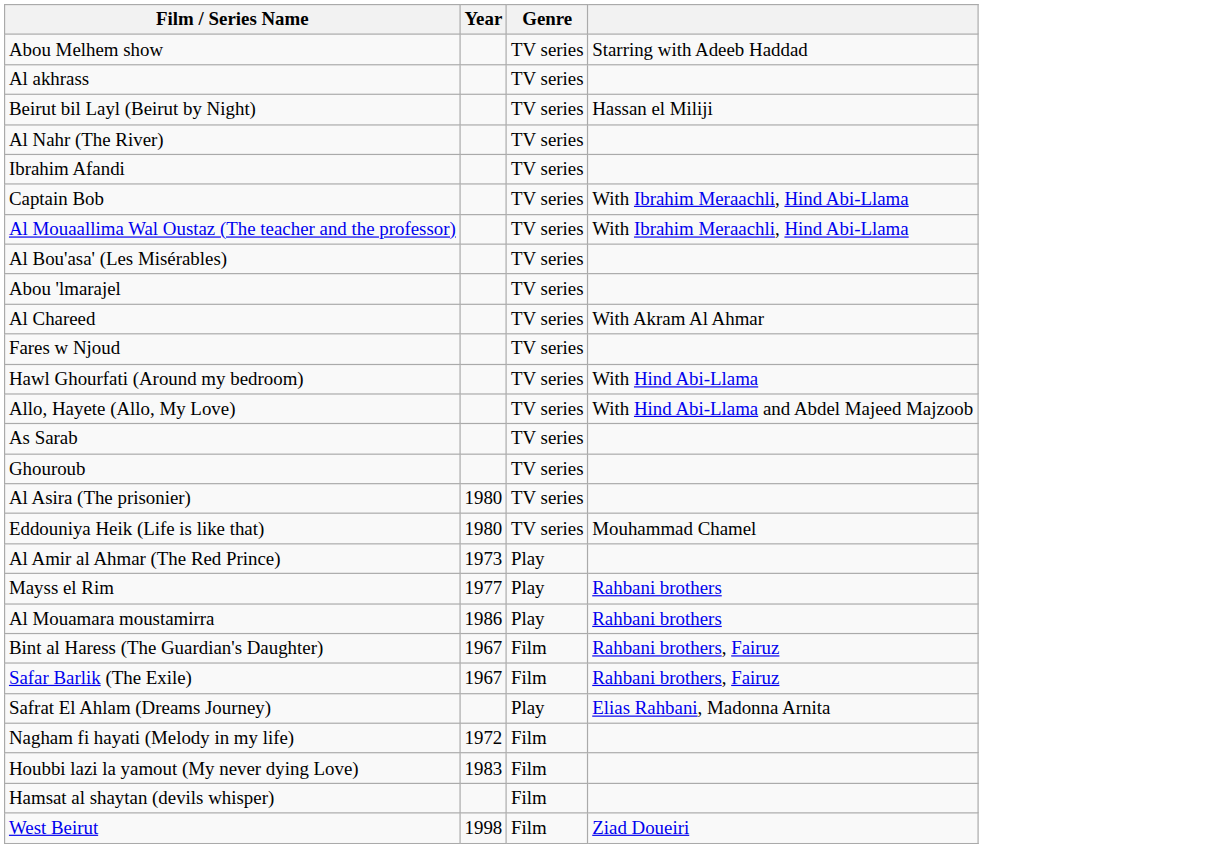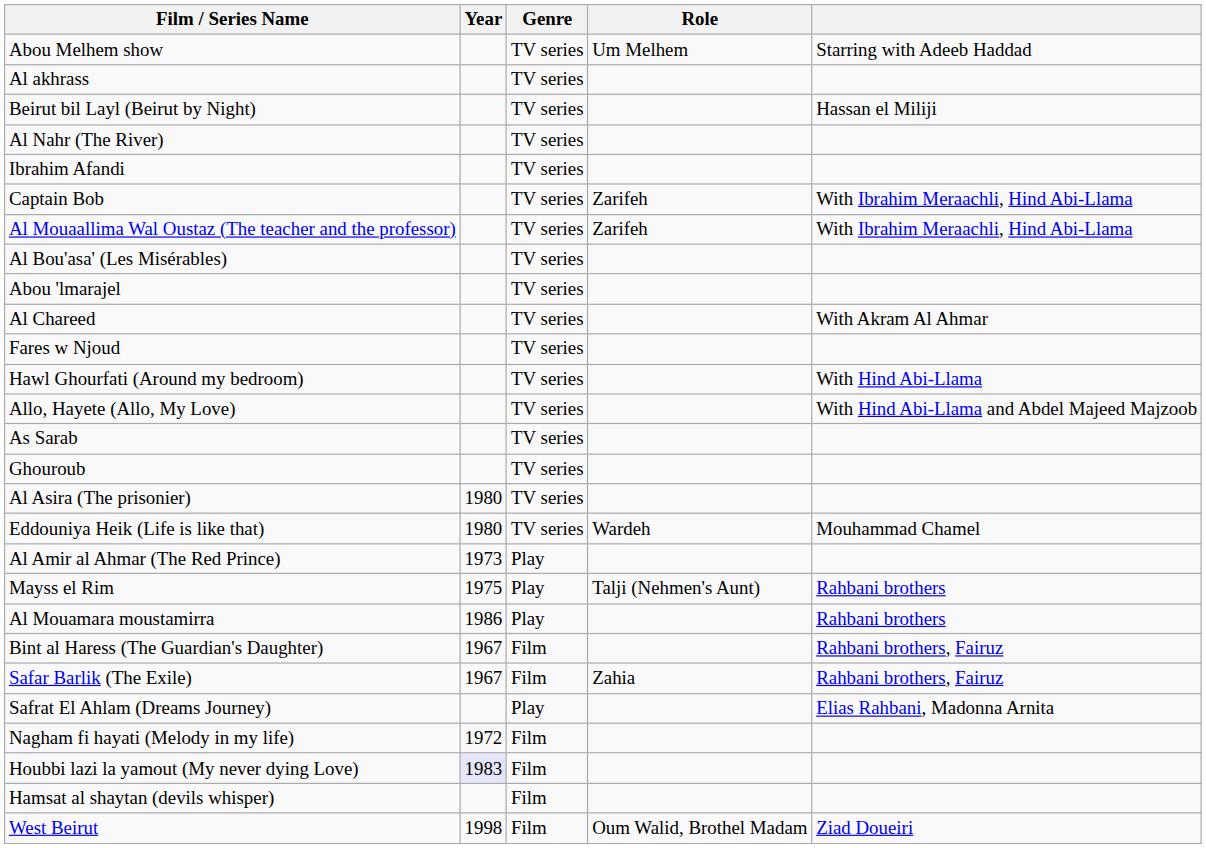+ column: (700, 19)
(483, 588) 1977 -> (483, 588) 1975
(483, 768) no background -> (483, 768) lavender background
